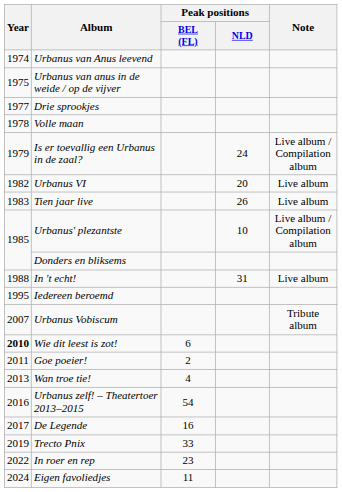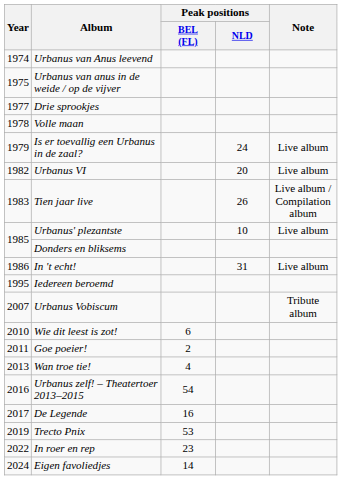(303, 153) Live album / Compilation album -> (303, 147) Live album
(303, 201) Live album -> (303, 201) Live album / Compilation album
(303, 231) Live album / Compilation album -> (303, 231) Live album
(18, 278) 1988 -> (18, 266) 1986
(18, 343) bold -> (18, 331) normal
(188, 443) 33 -> (188, 431) 53
(188, 478) 11 -> (188, 466) 14
